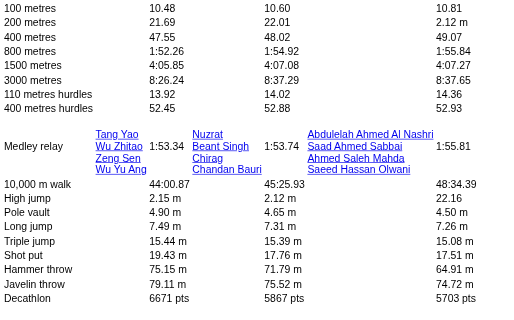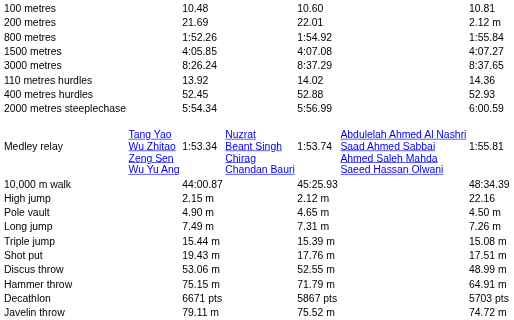- row: (30, 37)
+ row: (65, 109)
+ row: (34, 270)
rows swapped: (34, 284) <-> (27, 298)
